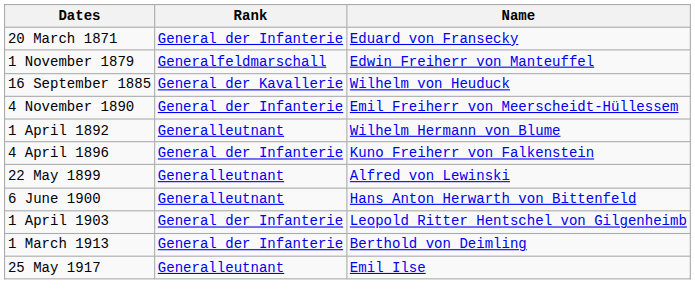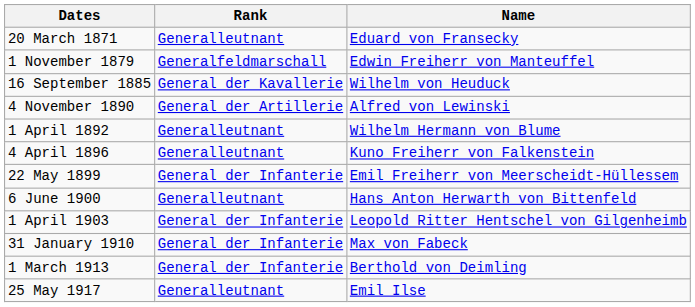(250, 39) General der Infanterie -> (221, 39) Generalleutnant
(250, 108) General der Infanterie -> (250, 108) General der Artillerie
(514, 108) Emil Freiherr von Meerscheidt-Hüllessem -> (430, 108) Alfred von Lewinski
(250, 153) General der Infanterie -> (221, 153) Generalleutnant
(221, 176) Generalleutnant -> (250, 176) General der Infanterie
(430, 176) Alfred von Lewinski -> (514, 176) Emil Freiherr von Meerscheidt-Hüllessem
+ row: (71, 245)
